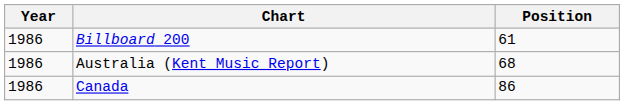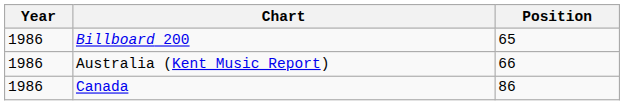(507, 40) 61 -> (507, 40) 65
(507, 64) 68 -> (507, 64) 66
